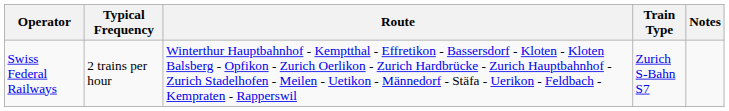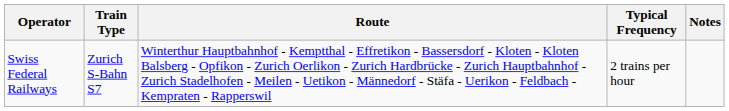columns swapped: (659, 22) <-> (124, 22)
